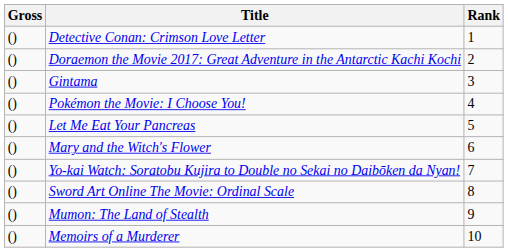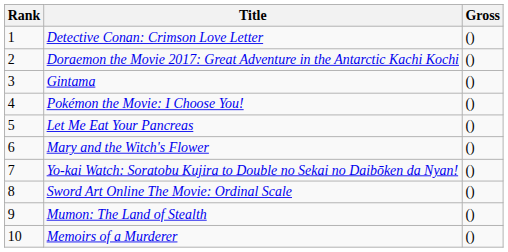columns swapped: (484, 15) <-> (25, 15)
